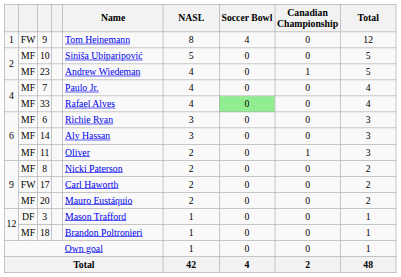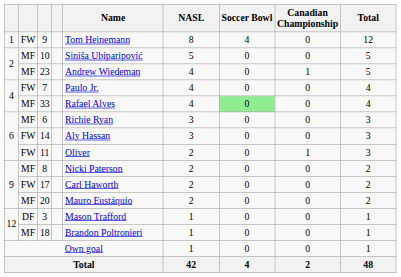(28, 88) MF -> (28, 88) FW
(28, 136) MF -> (28, 136) FW
(28, 152) MF -> (28, 152) FW
